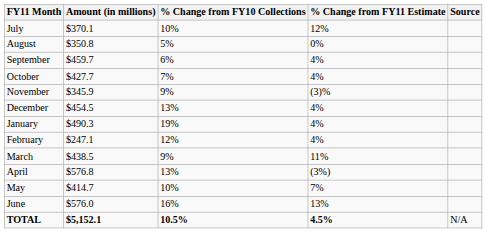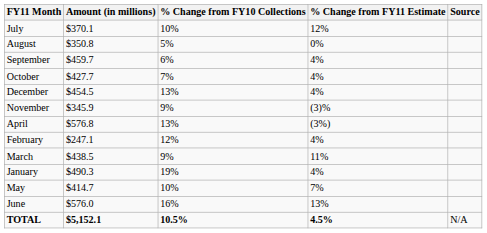rows swapped: (28, 92) <-> (27, 108)
rows swapped: (22, 124) <-> (17, 172)
